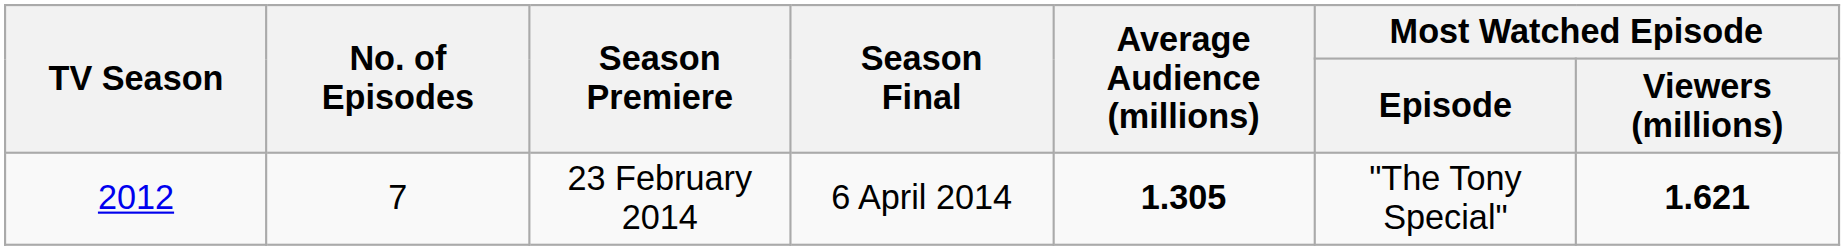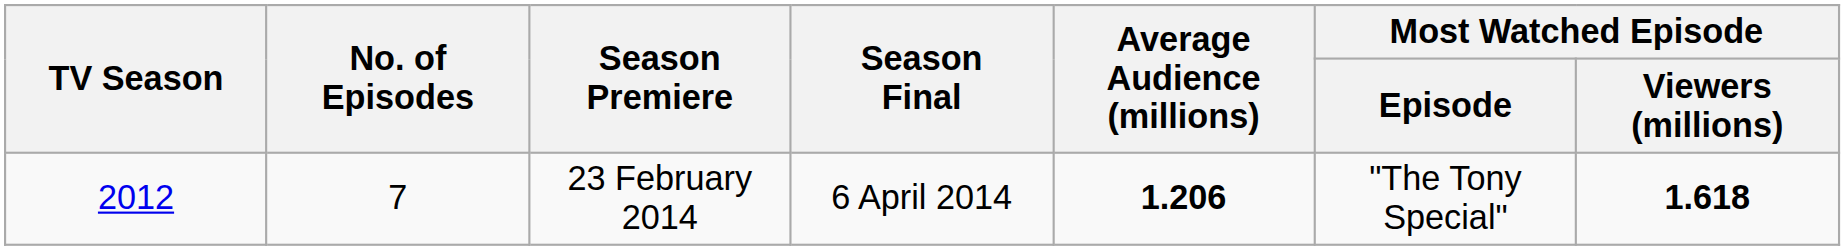(1184, 198) 1.305 -> (1184, 198) 1.206
(1707, 198) 1.621 -> (1707, 198) 1.618
